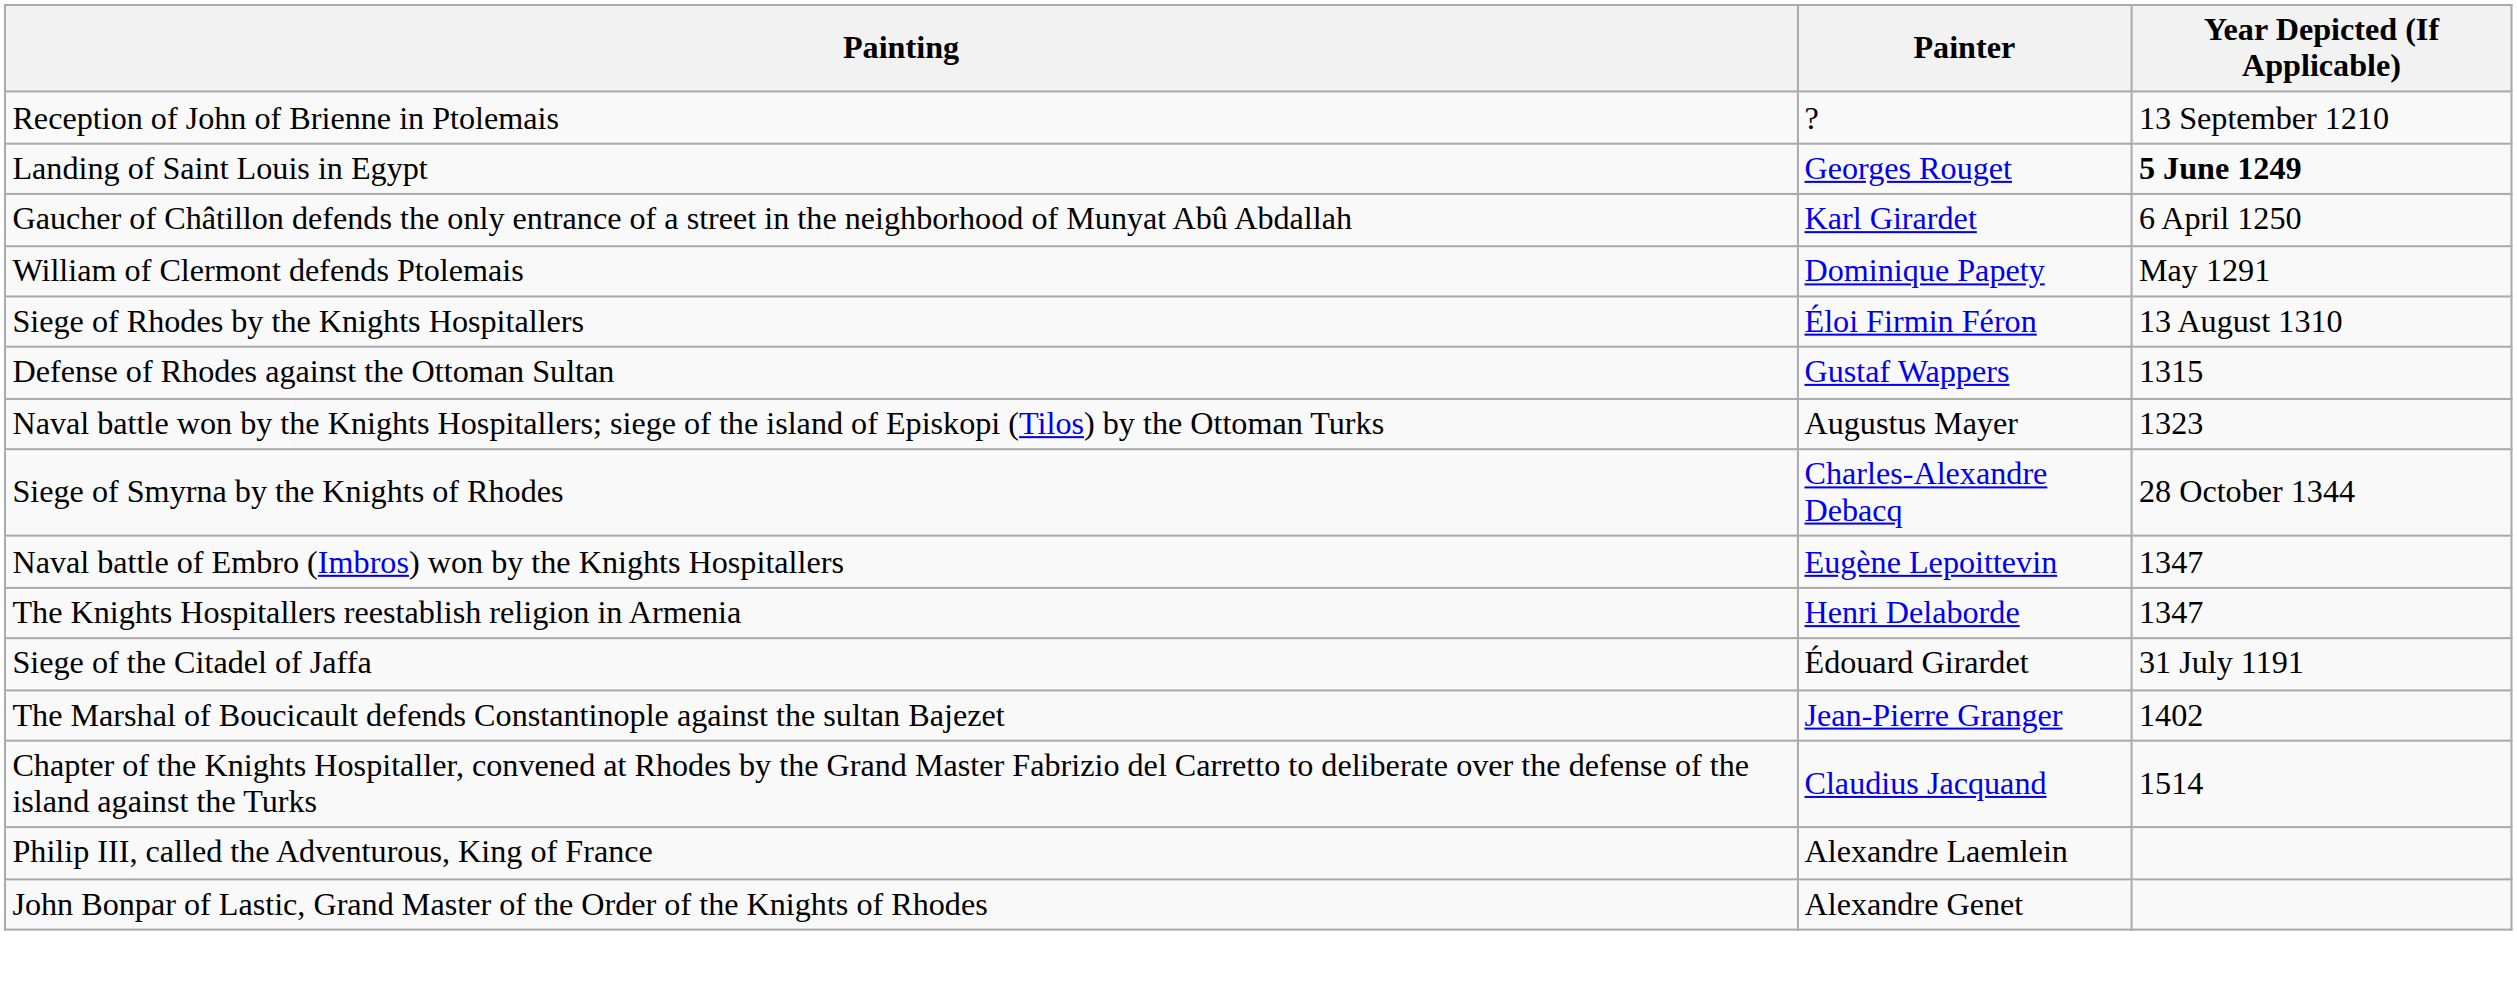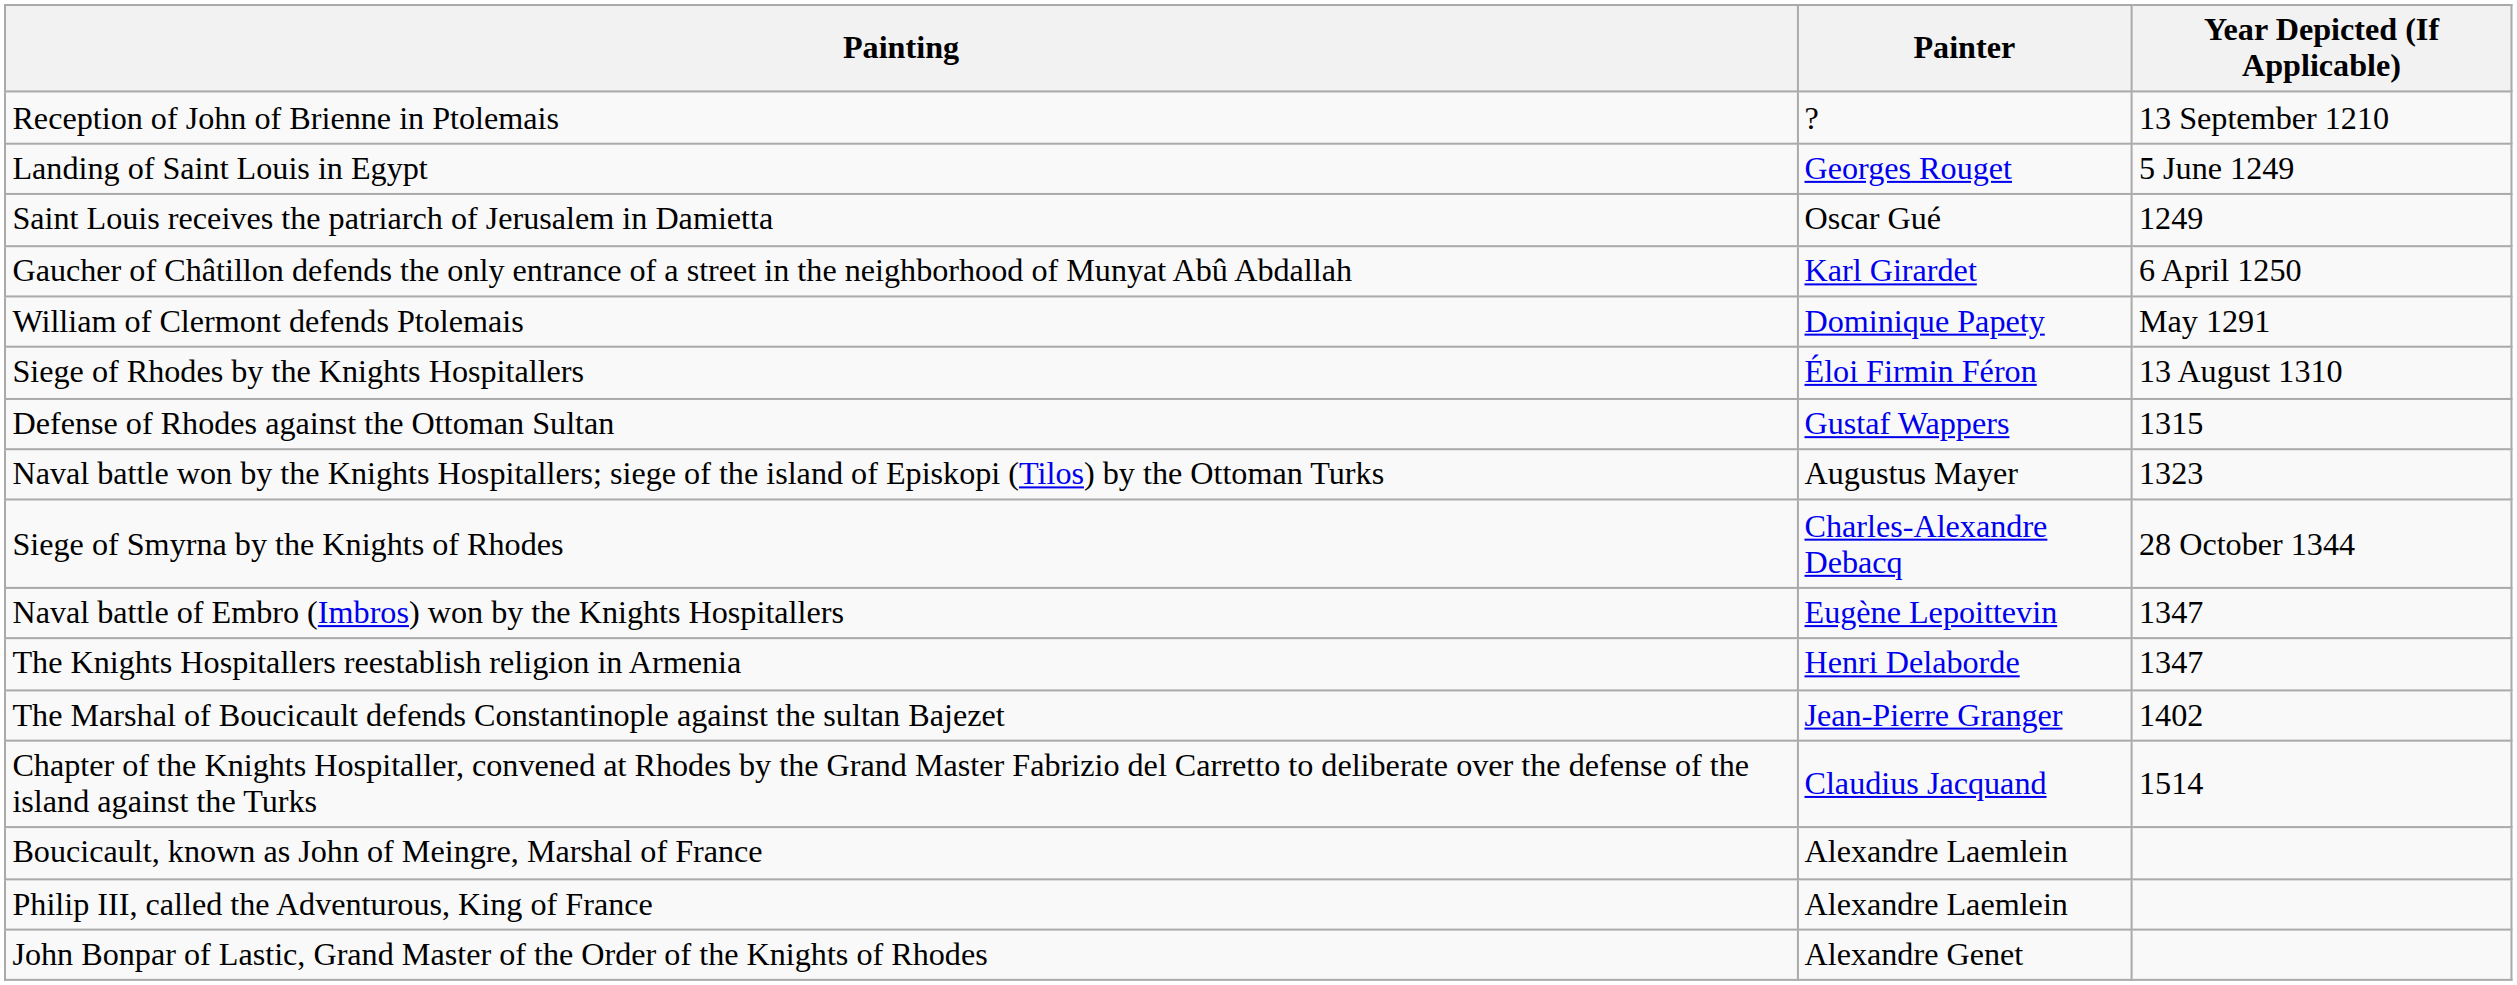(2220, 168) bold -> (2217, 168) normal
+ row: (393, 219)
- row: (192, 663)
+ row: (388, 852)
